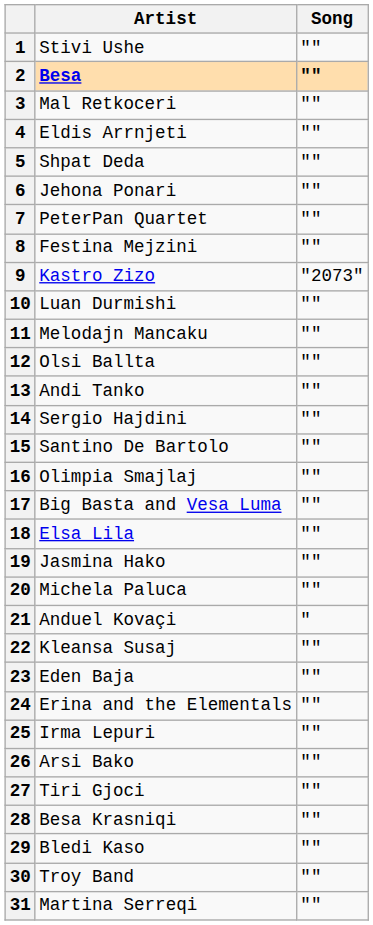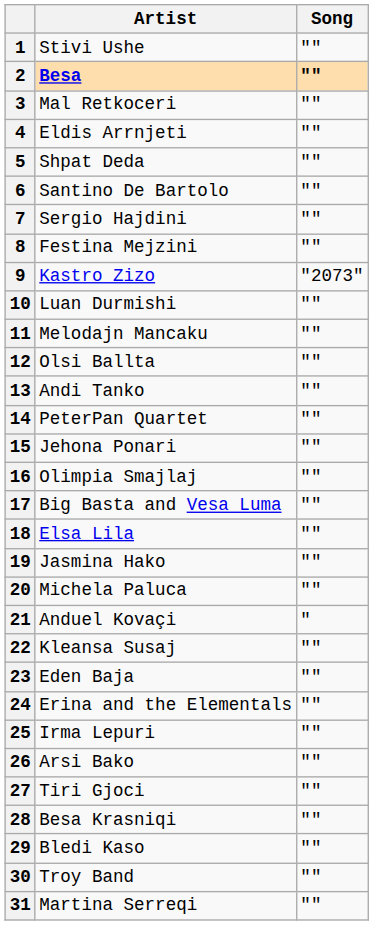(108, 191) Jehona Ponari -> (134, 191) Santino De Bartolo
(124, 219) PeterPan Quartet -> (113, 219) Sergio Hajdini
(113, 419) Sergio Hajdini -> (124, 419) PeterPan Quartet
(134, 448) Santino De Bartolo -> (108, 448) Jehona Ponari
